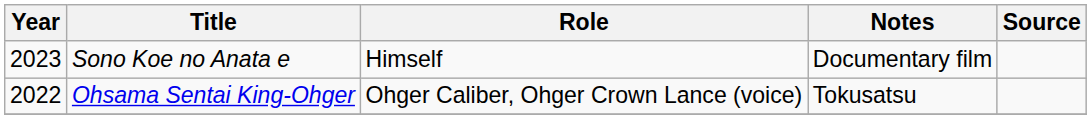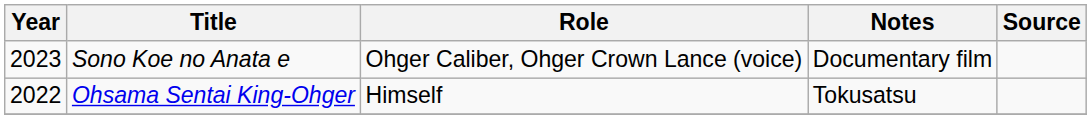(404, 59) Himself -> (584, 59) Ohger Caliber, Ohger Crown Lance (voice)
(584, 95) Ohger Caliber, Ohger Crown Lance (voice) -> (404, 95) Himself
